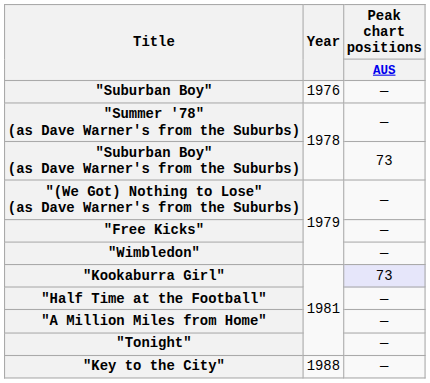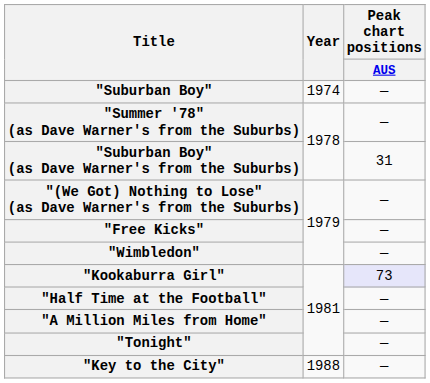(323, 92) 1976 -> (323, 92) 1974
(384, 161) 73 -> (384, 161) 31
